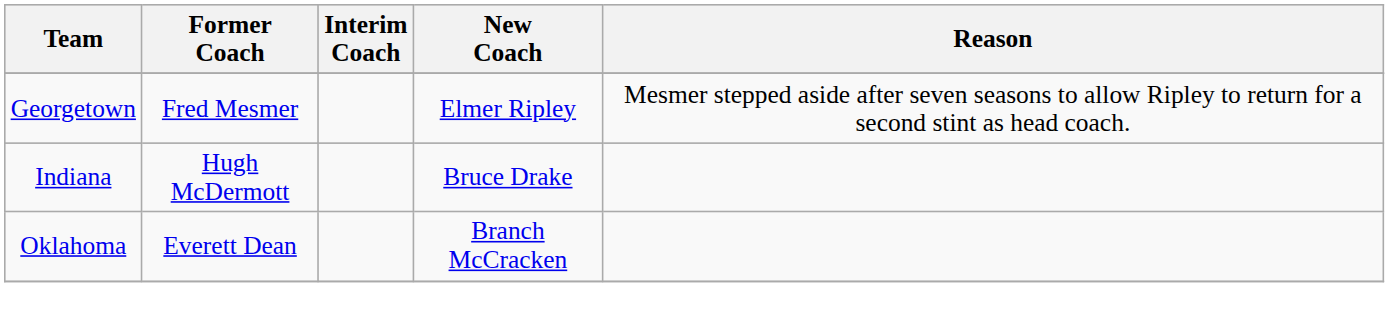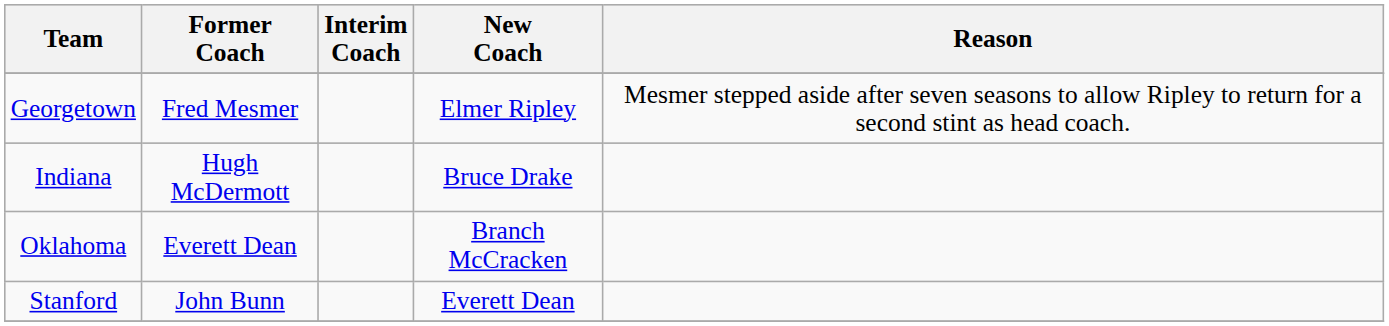+ row: (73, 300)
